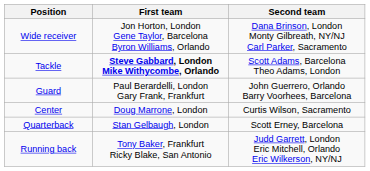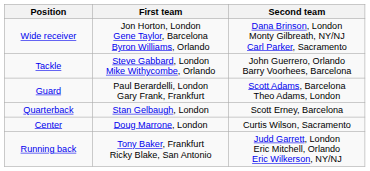(161, 66) bold -> (161, 66) normal
(297, 66) Scott Adams, Barcelona Theo Adams, London -> (297, 66) John Guerrero, Orlando Barry Voorhees, Barcelona
(297, 91) John Guerrero, Orlando Barry Voorhees, Barcelona -> (297, 91) Scott Adams, Barcelona Theo Adams, London
rows swapped: (48, 110) <-> (48, 125)
